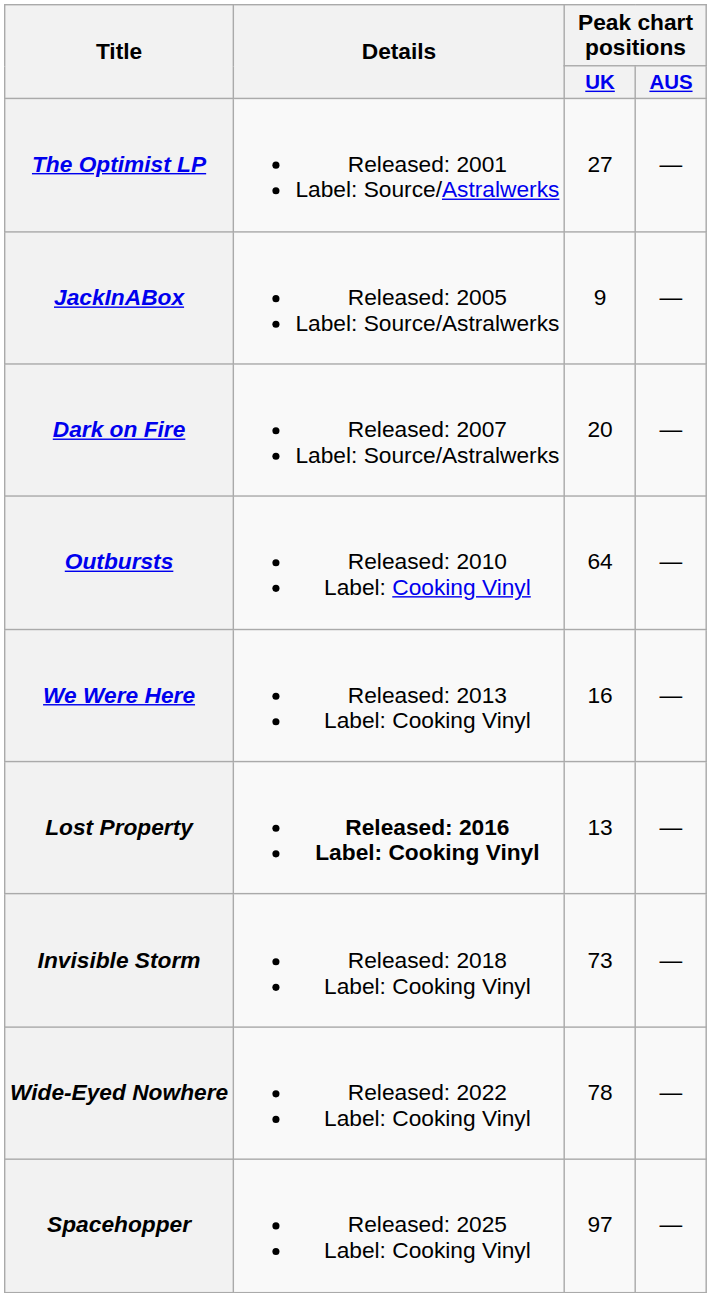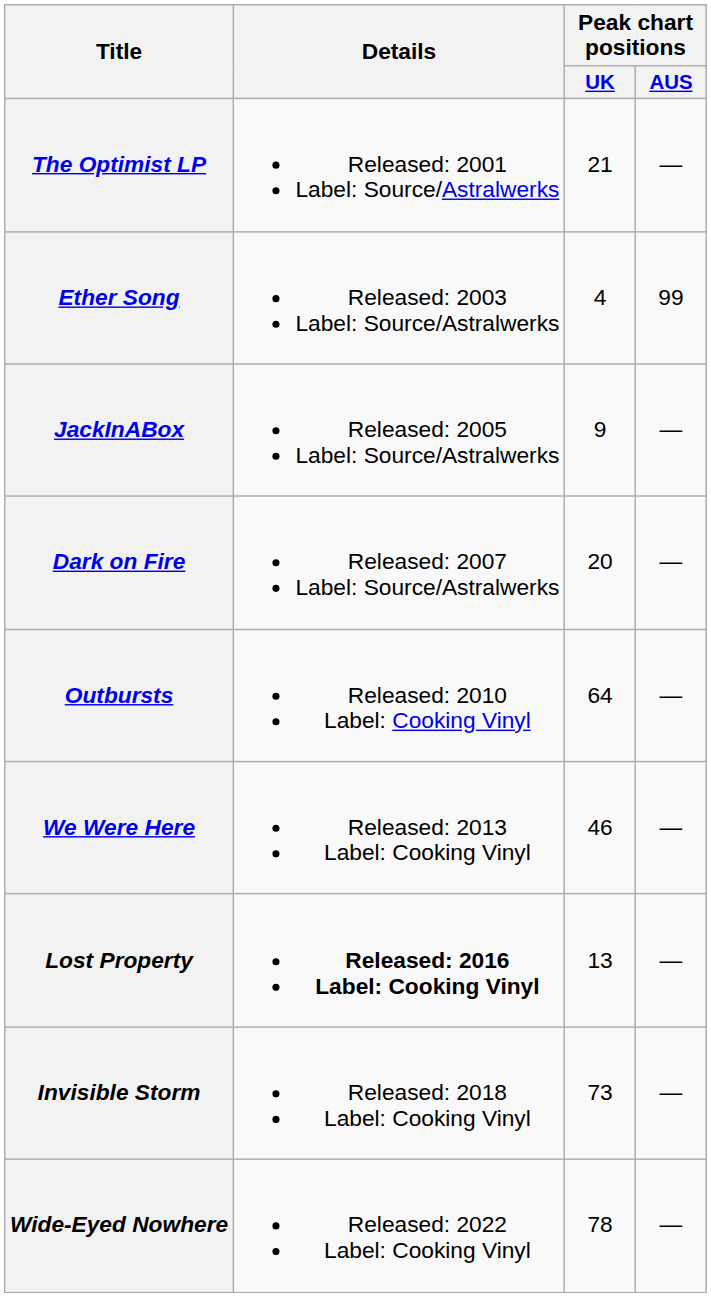(600, 164) 27 -> (600, 164) 21
+ row: (119, 297)
(600, 695) 16 -> (600, 827) 46
- row: (119, 1225)
